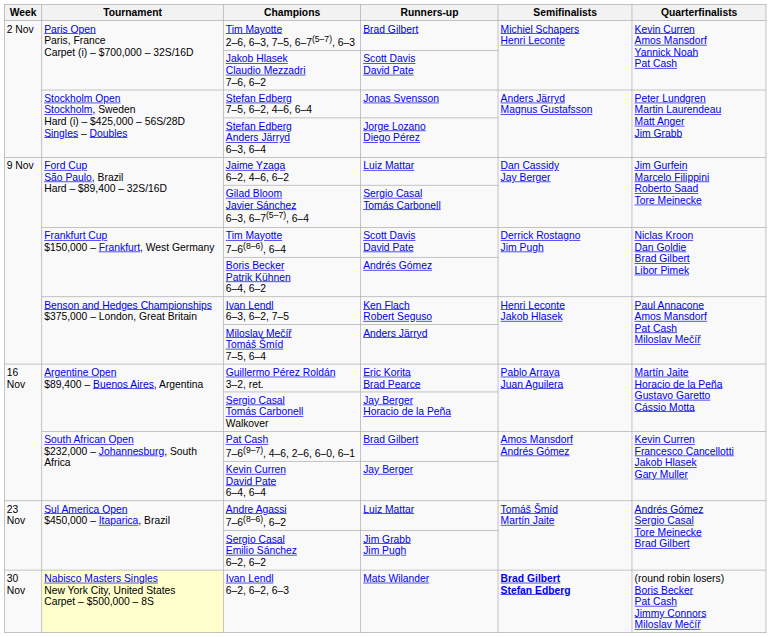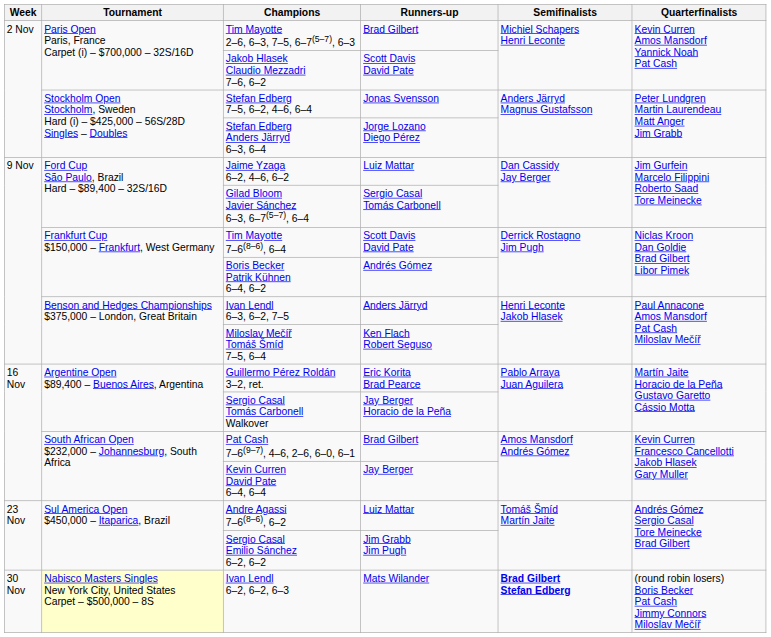(398, 311) Ken Flach Robert Seguso -> (395, 305) Anders Järryd
(395, 333) Anders Järryd -> (398, 339) Ken Flach Robert Seguso
